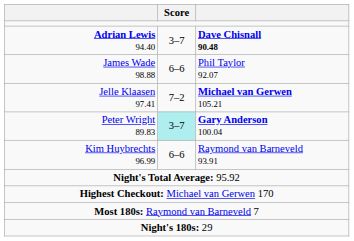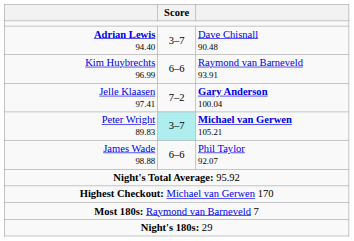(230, 40) bold -> (228, 40) normal
rows swapped: (129, 69) <-> (120, 154)
(245, 97) Michael van Gerwen 105.21 -> (233, 97) Gary Anderson 100.04
(233, 126) Gary Anderson 100.04 -> (245, 126) Michael van Gerwen 105.21
